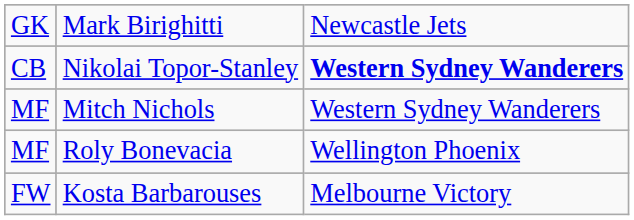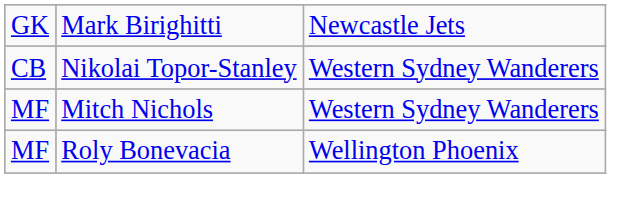(467, 67) bold -> (454, 67) normal
- row: (162, 192)
